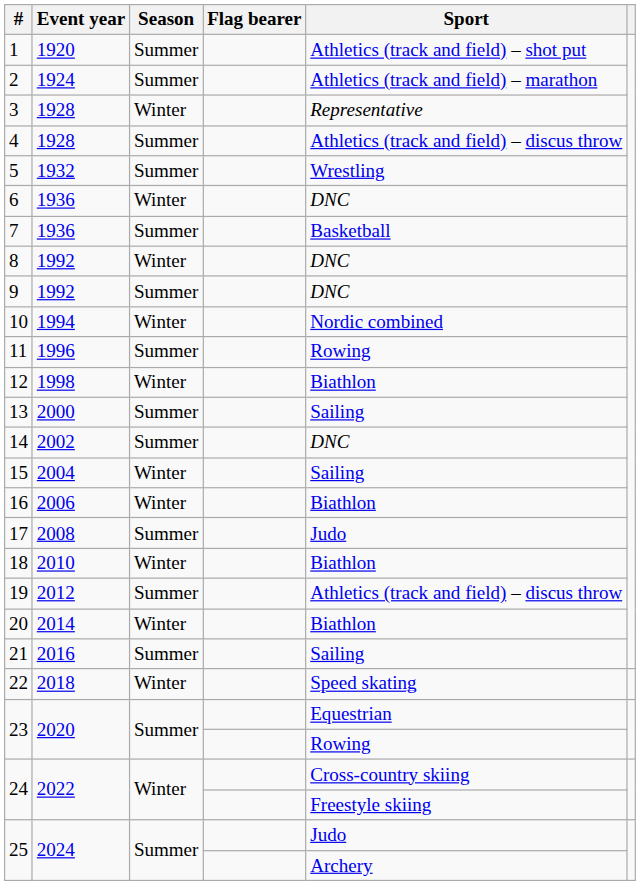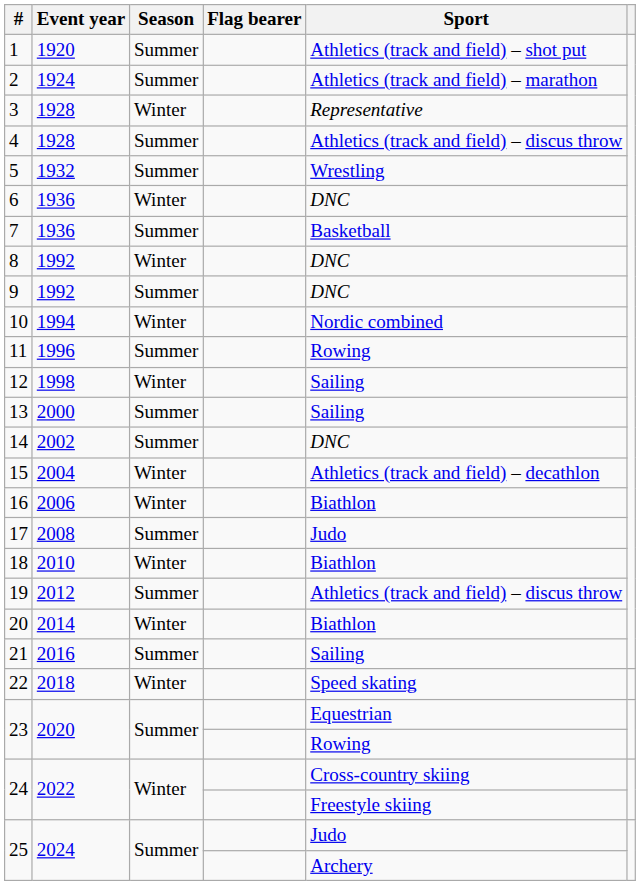(343, 381) Biathlon -> (337, 381) Sailing
(337, 472) Sailing -> (455, 472) Athletics (track and field) – decathlon
